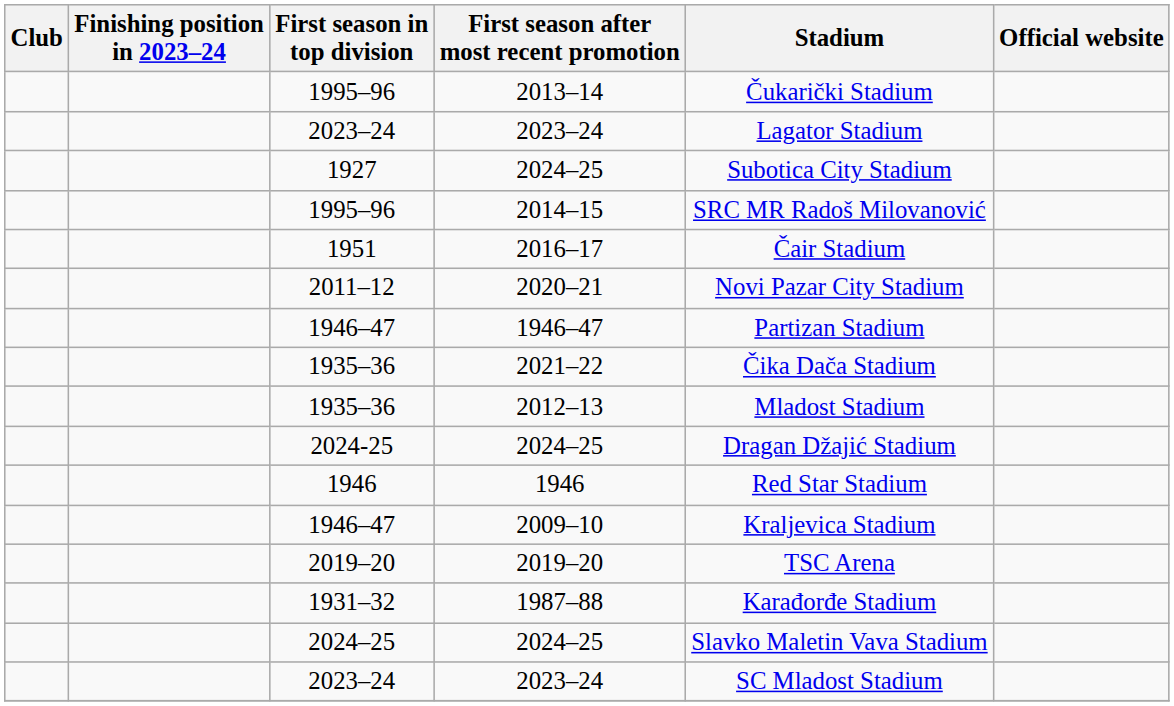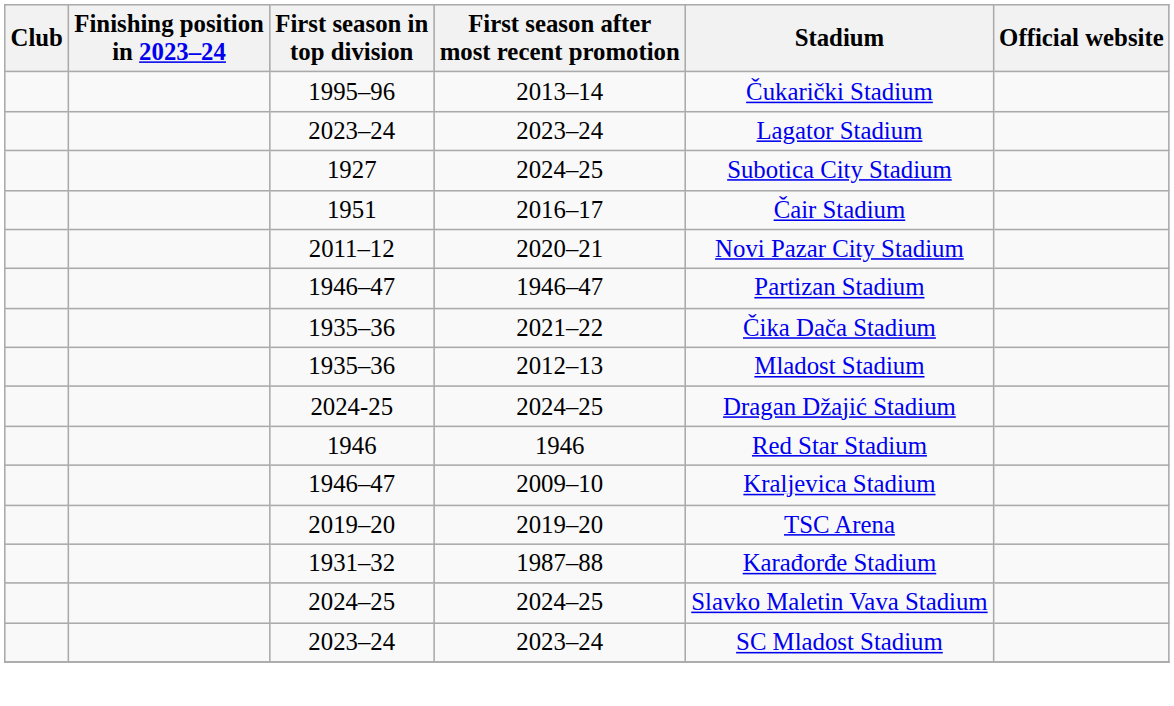- row: (352, 209)
